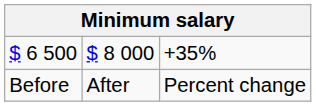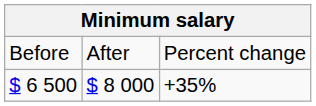rows swapped: (39, 85) <-> (43, 52)
